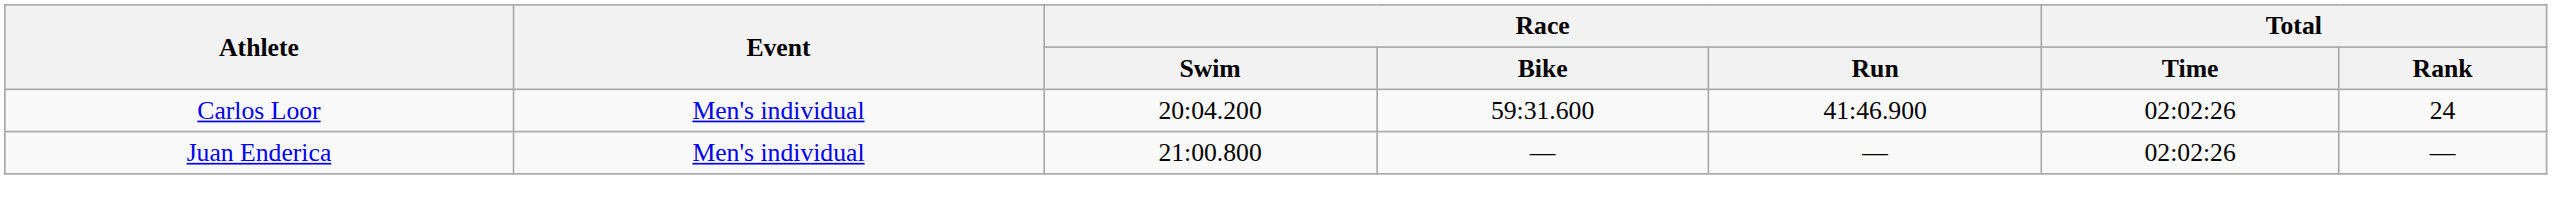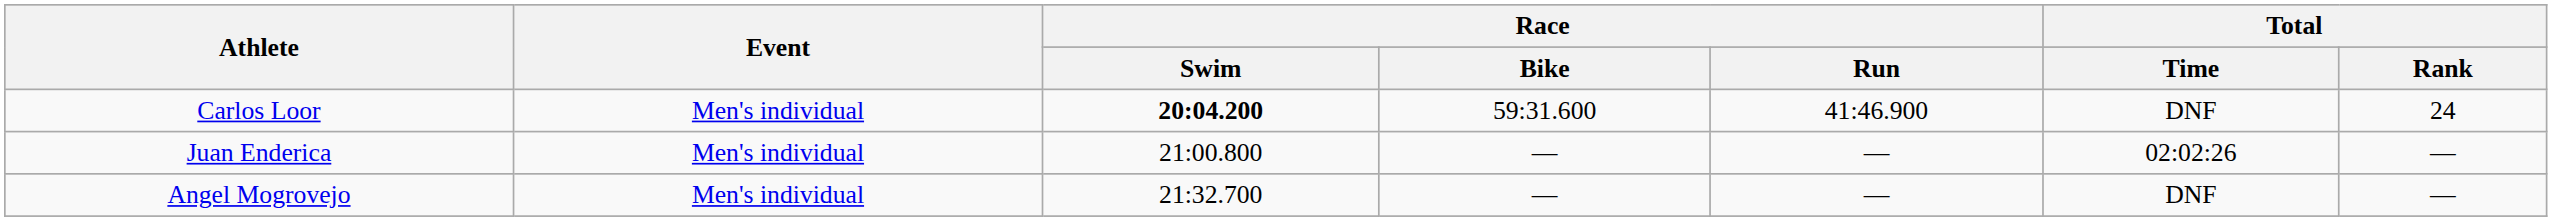(1210, 110) normal -> (1211, 110) bold
(2190, 110) 02:02:26 -> (2191, 110) DNF
+ row: (259, 195)
